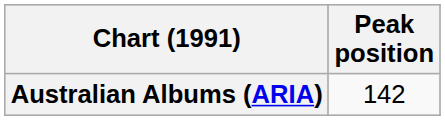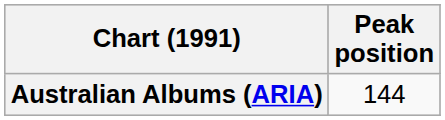(384, 94) 142 -> (384, 94) 144
